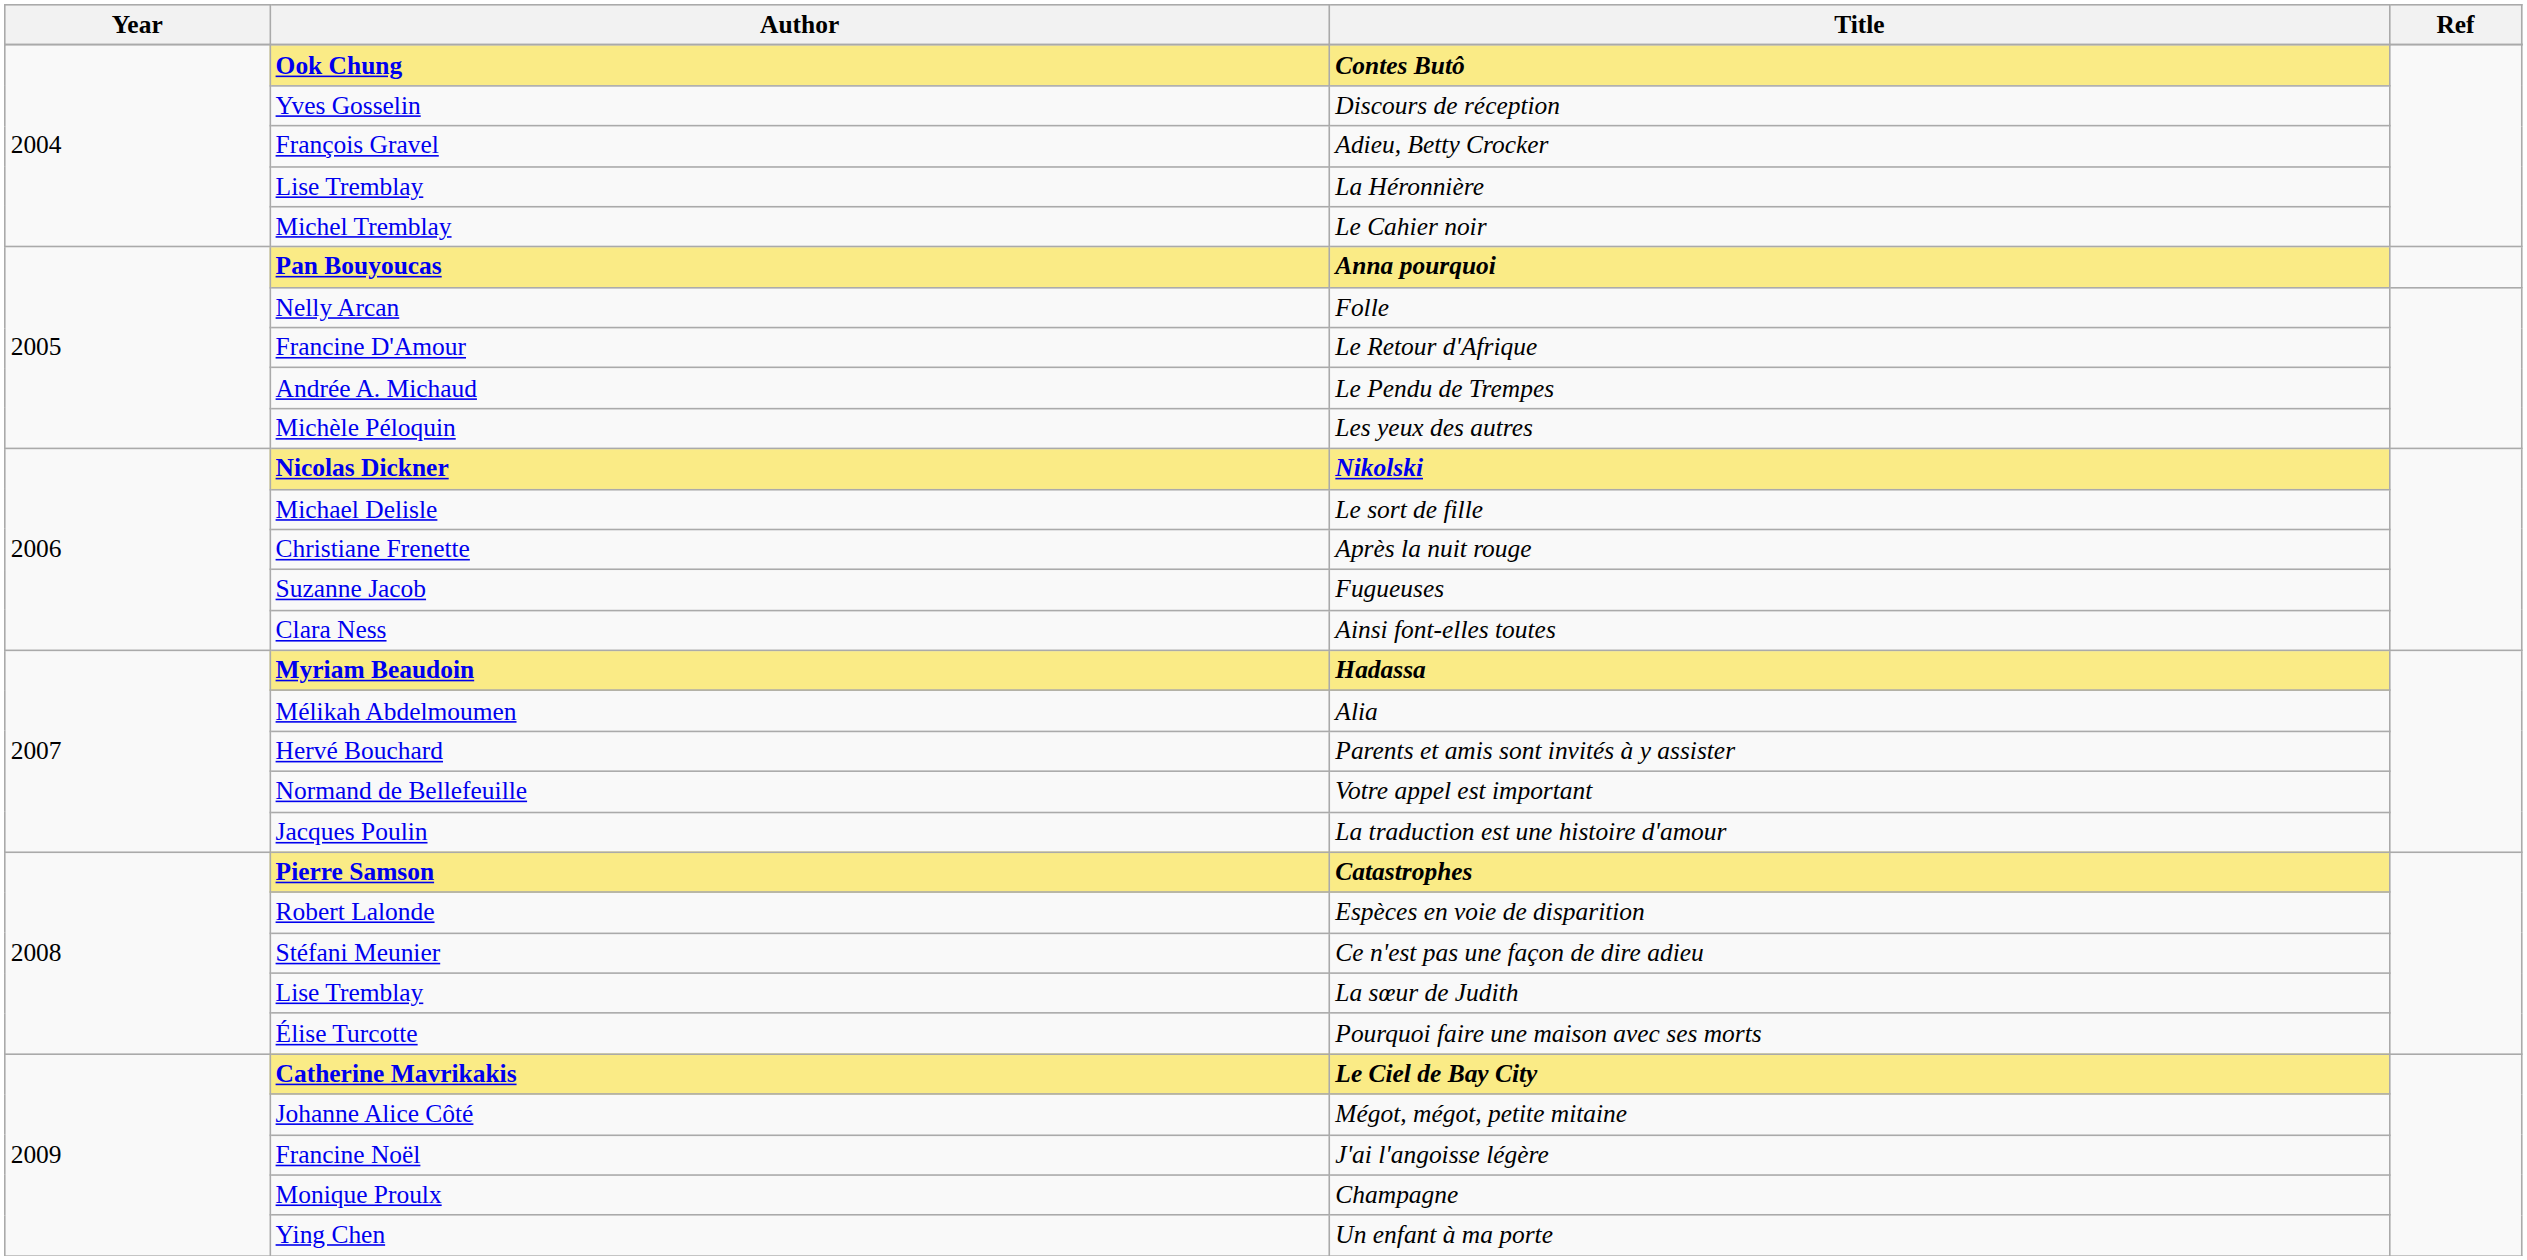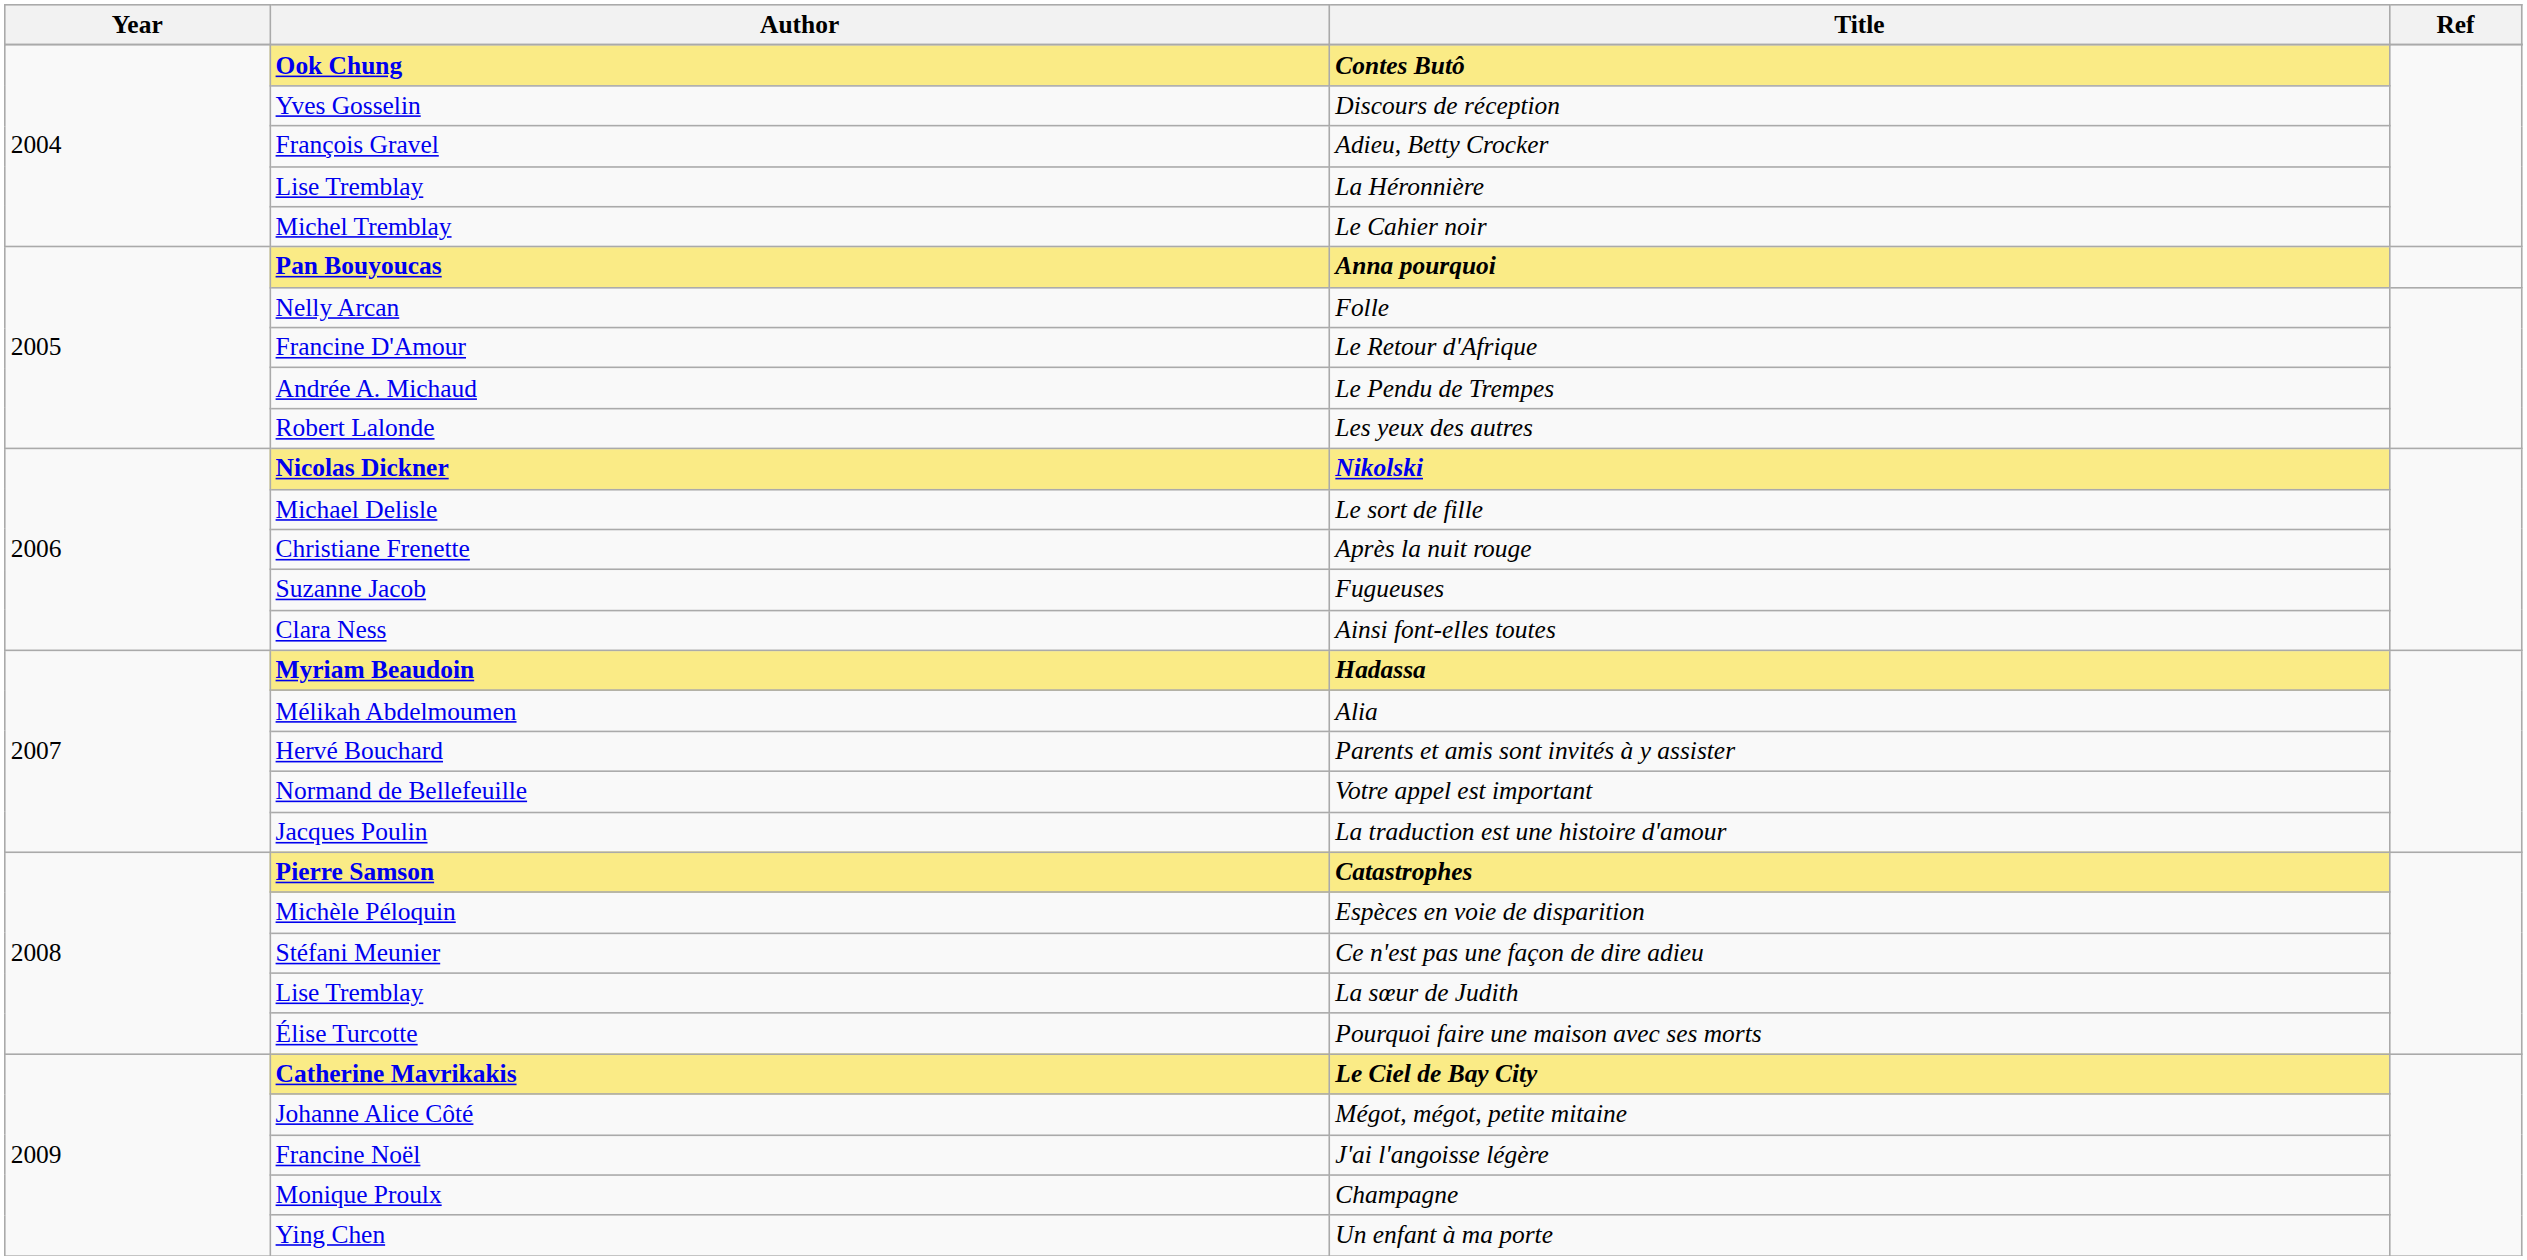(366, 428) Michèle Péloquin -> (355, 428) Robert Lalonde
(355, 912) Robert Lalonde -> (366, 912) Michèle Péloquin
